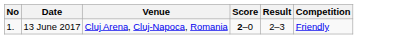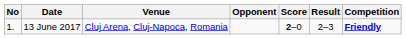+ column: (254, 11)
(312, 26) normal -> (363, 26) bold
